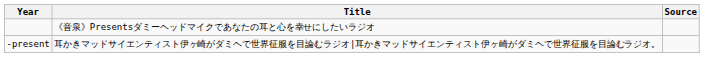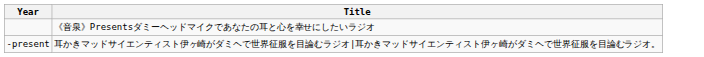- column: (681, 12)
